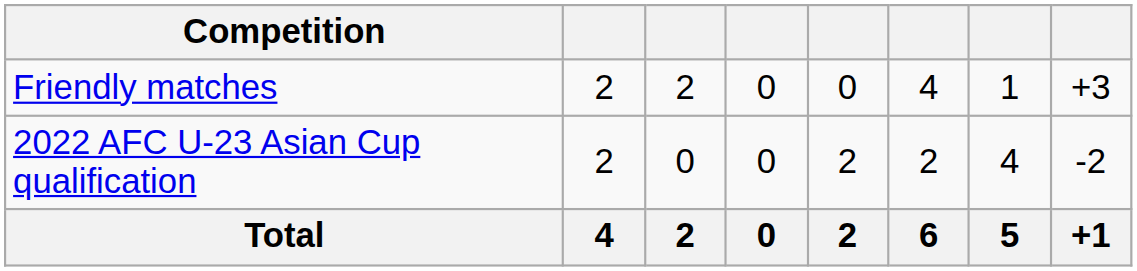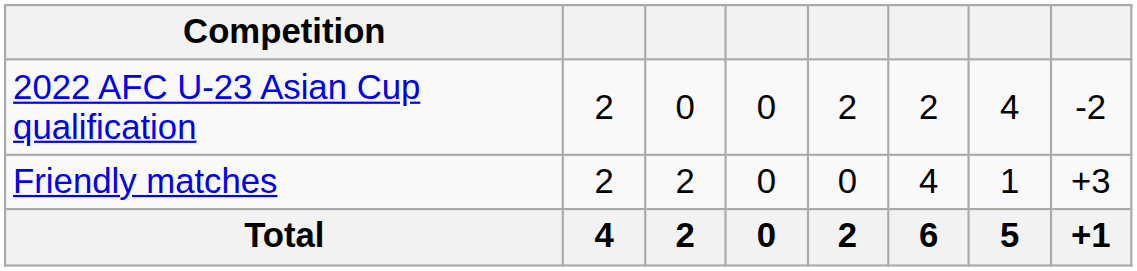rows swapped: (145, 87) <-> (217, 161)
